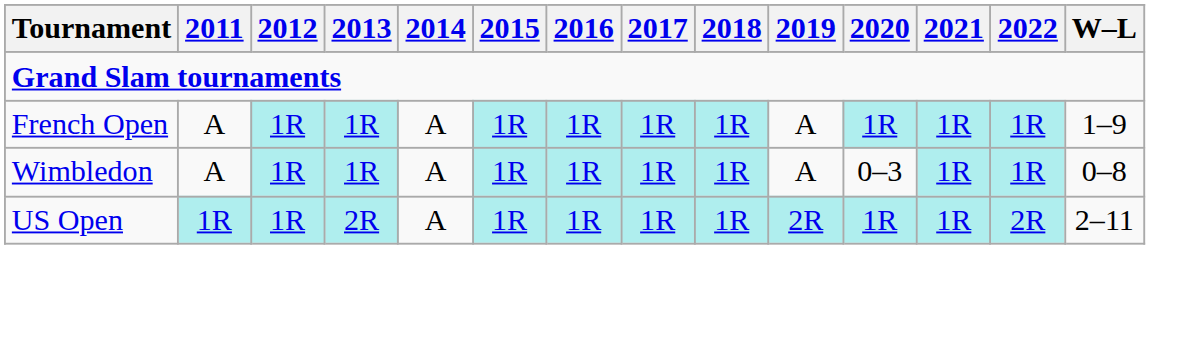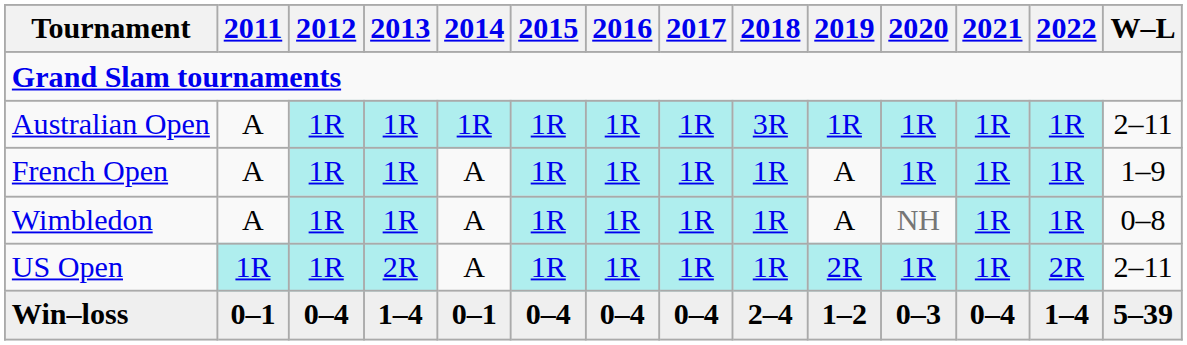+ row: (111, 123)
(880, 171) 0–3 -> (918, 219) NH
+ row: (70, 314)
